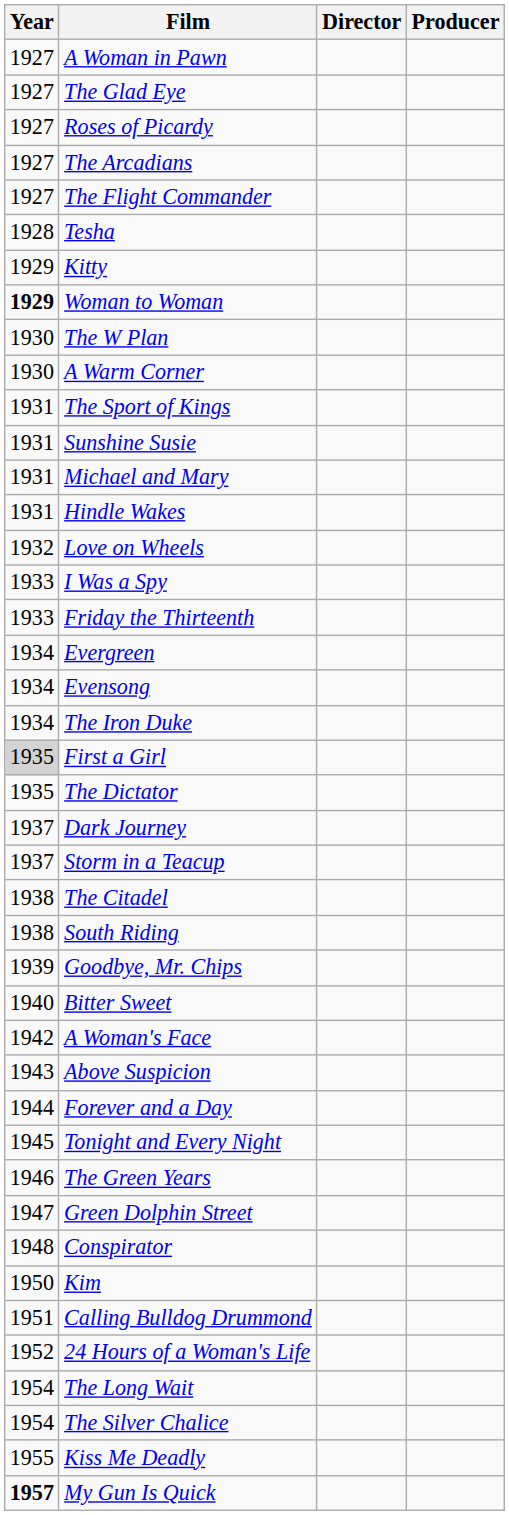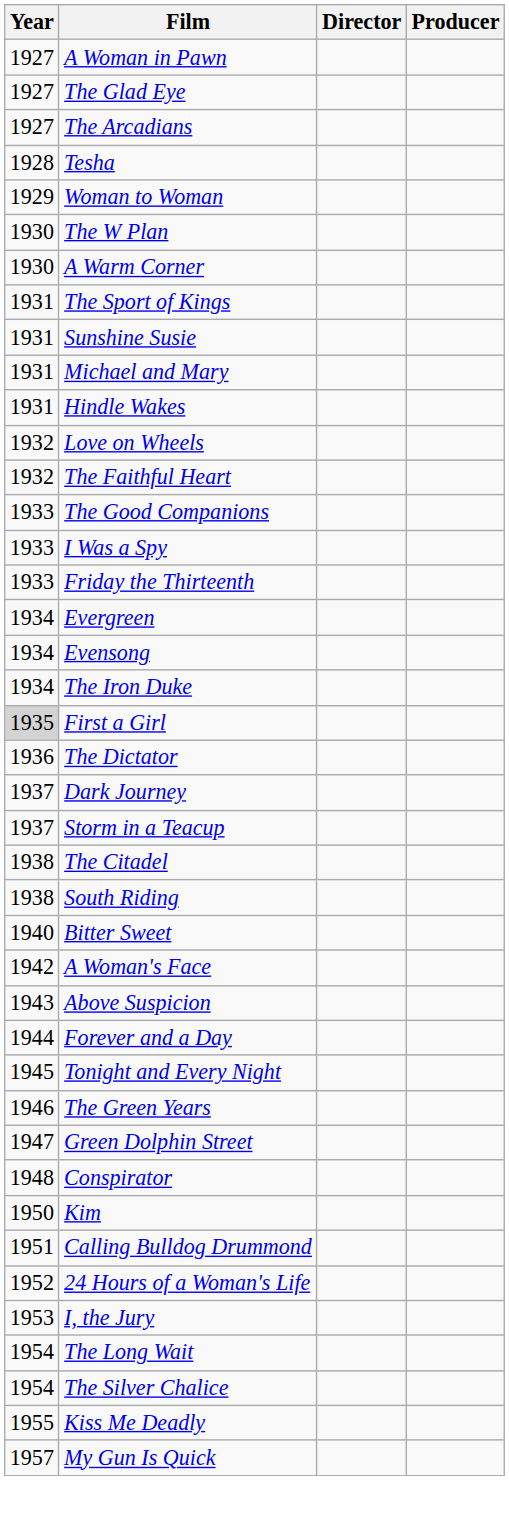- row: (139, 127)
- row: (168, 197)
- row: (86, 267)
(32, 302) bold -> (32, 197) normal
+ row: (148, 477)
+ row: (167, 512)
(32, 792) 1935 -> (32, 757) 1936
- row: (153, 967)
+ row: (109, 1317)
(32, 1492) bold -> (32, 1457) normal
